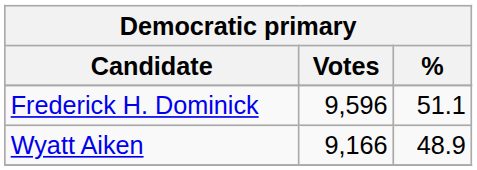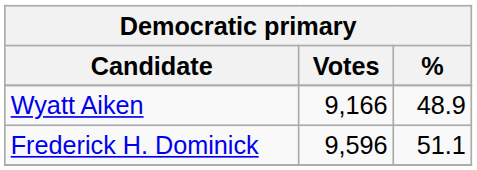rows swapped: (135, 106) <-> (77, 146)
